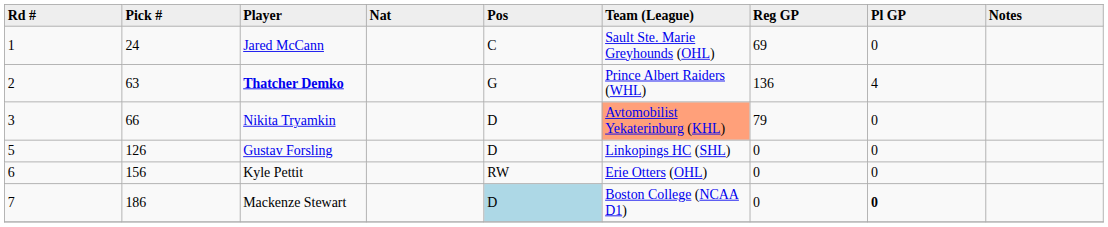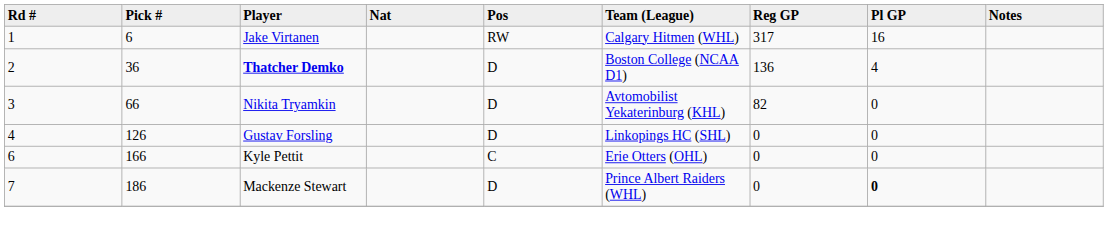+ row: (281, 37)
- row: (284, 45)
(132, 83) 63 -> (132, 67) 36
(492, 83) G -> (492, 67) D
(665, 83) Prince Albert Raiders (WHL) -> (672, 67) Boston College (NCAA D1)
(665, 120) lightsalmon background -> (665, 105) no background
(760, 120) 79 -> (760, 105) 82
(11, 150) 5 -> (11, 135) 4
(136, 172) 156 -> (136, 157) 166
(498, 172) RW -> (492, 157) C
(492, 202) lightblue background -> (492, 187) no background
(672, 202) Boston College (NCAA D1) -> (665, 187) Prince Albert Raiders (WHL)
